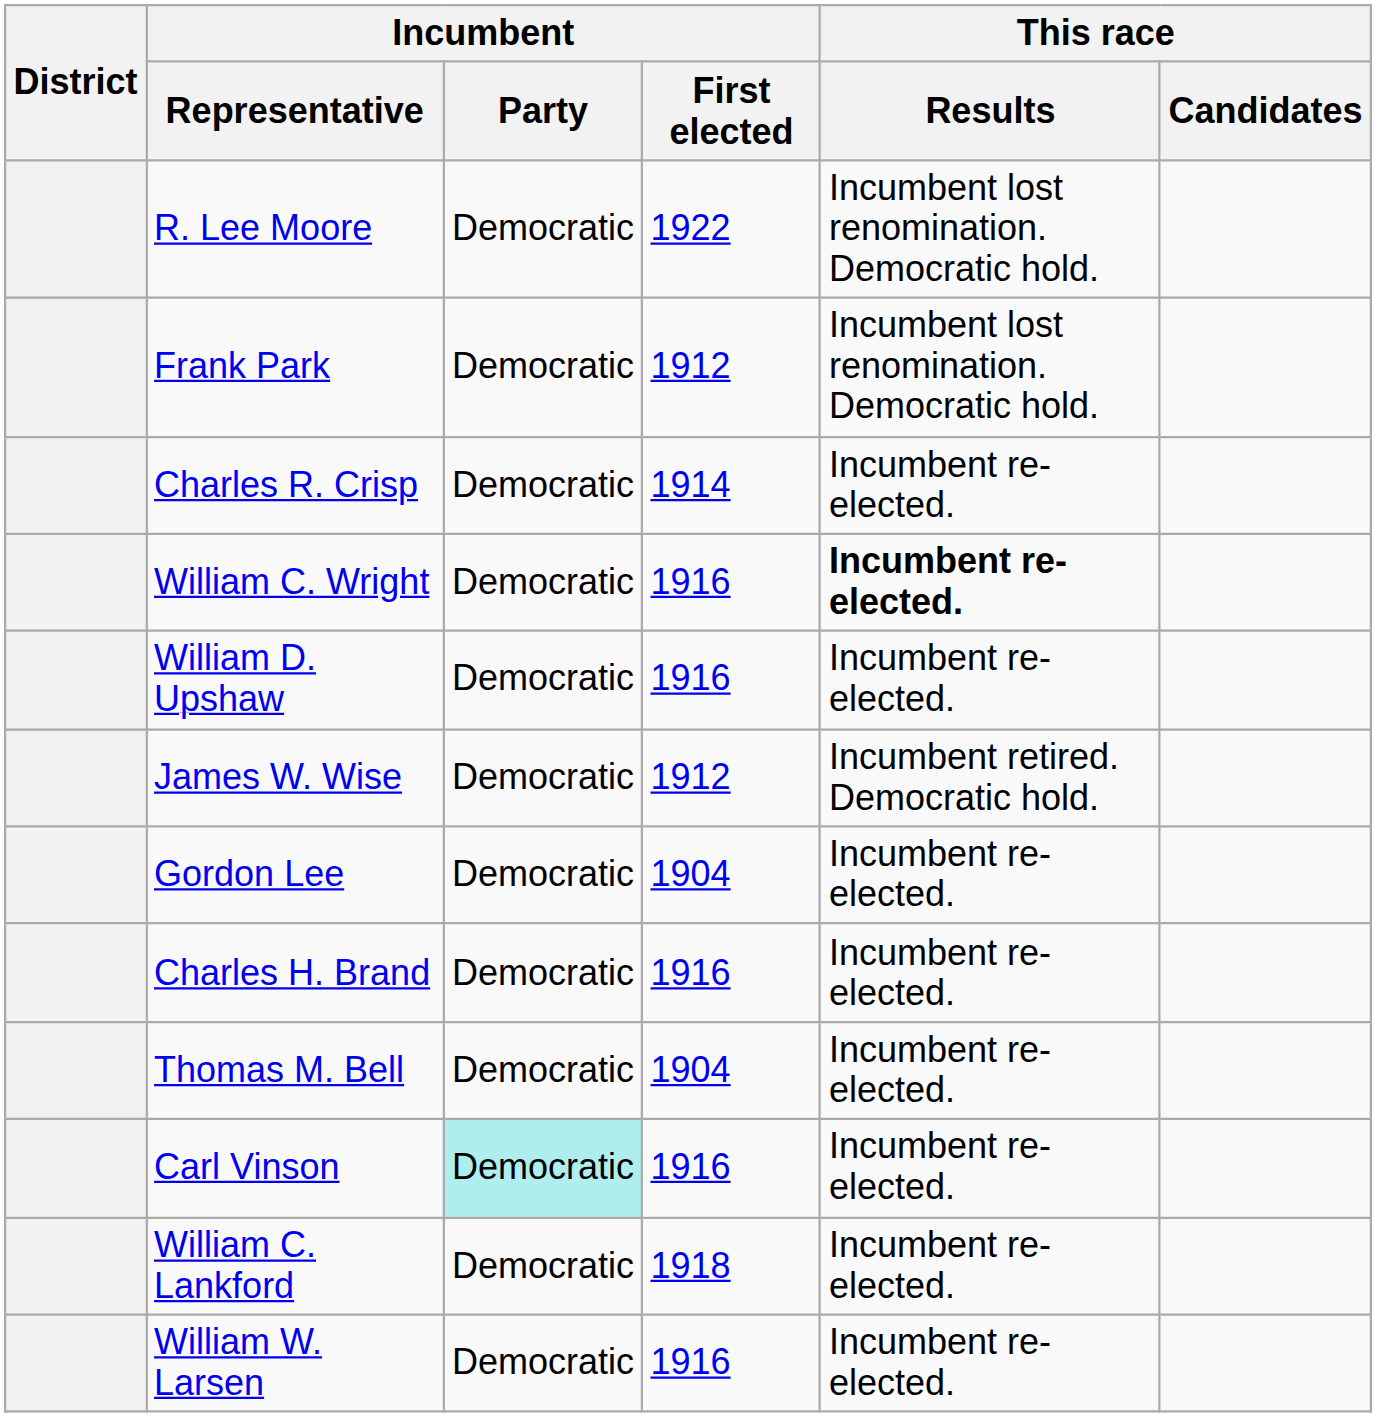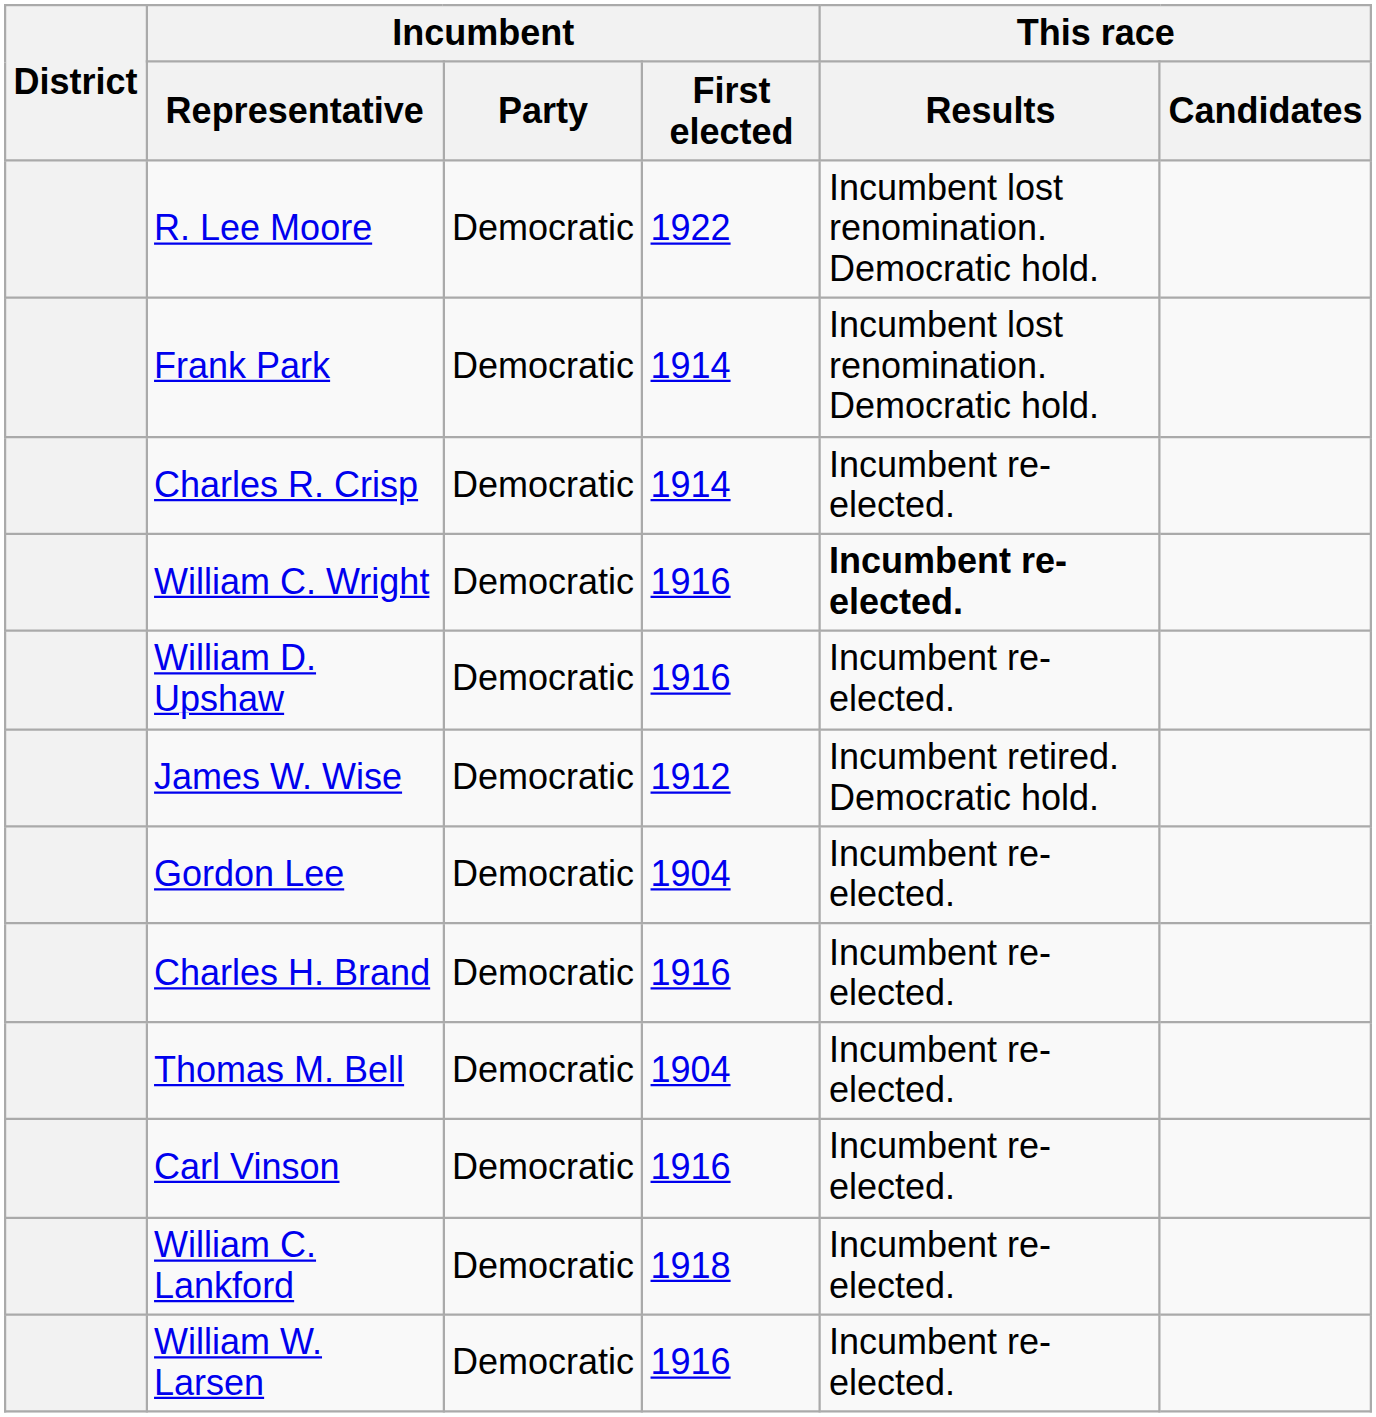(691, 366) 1912 -> (691, 366) 1914
(543, 1167) paleturquoise background -> (543, 1167) no background
